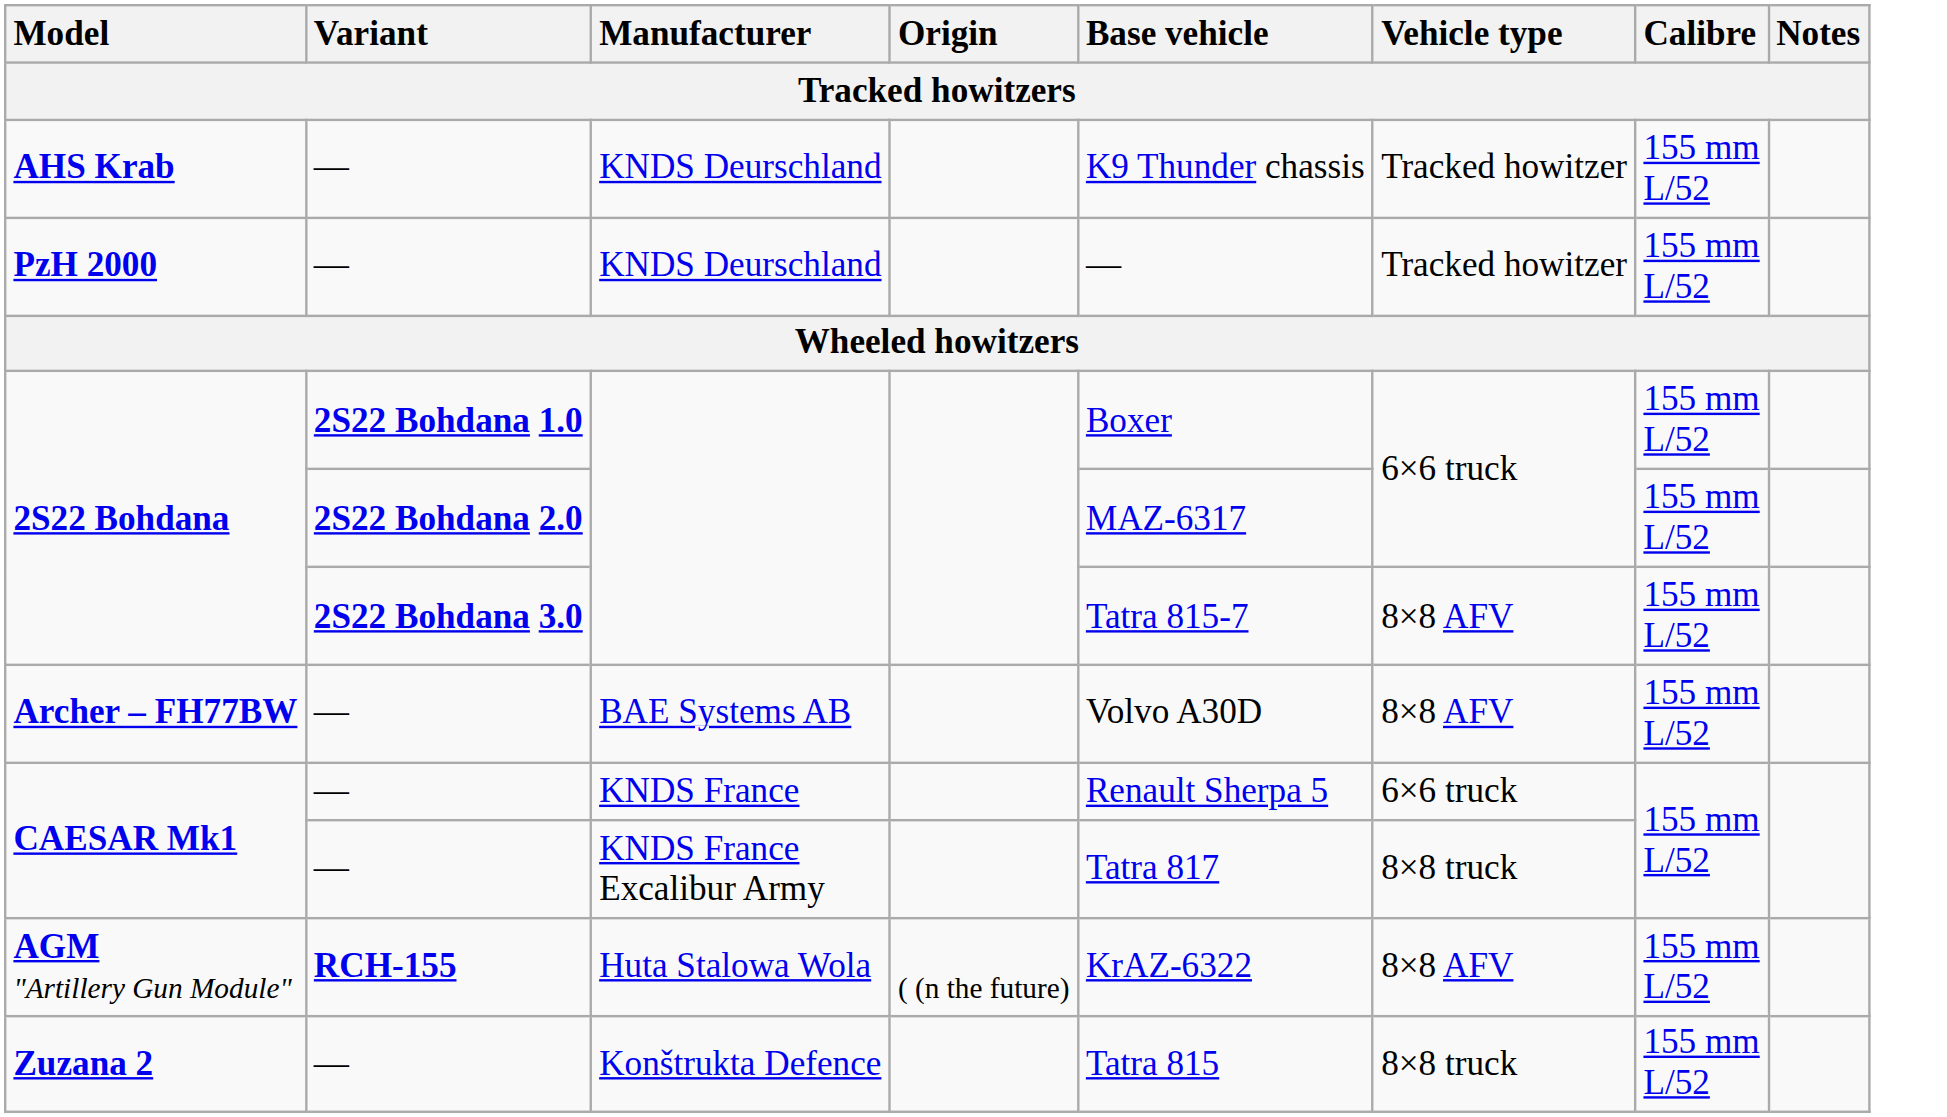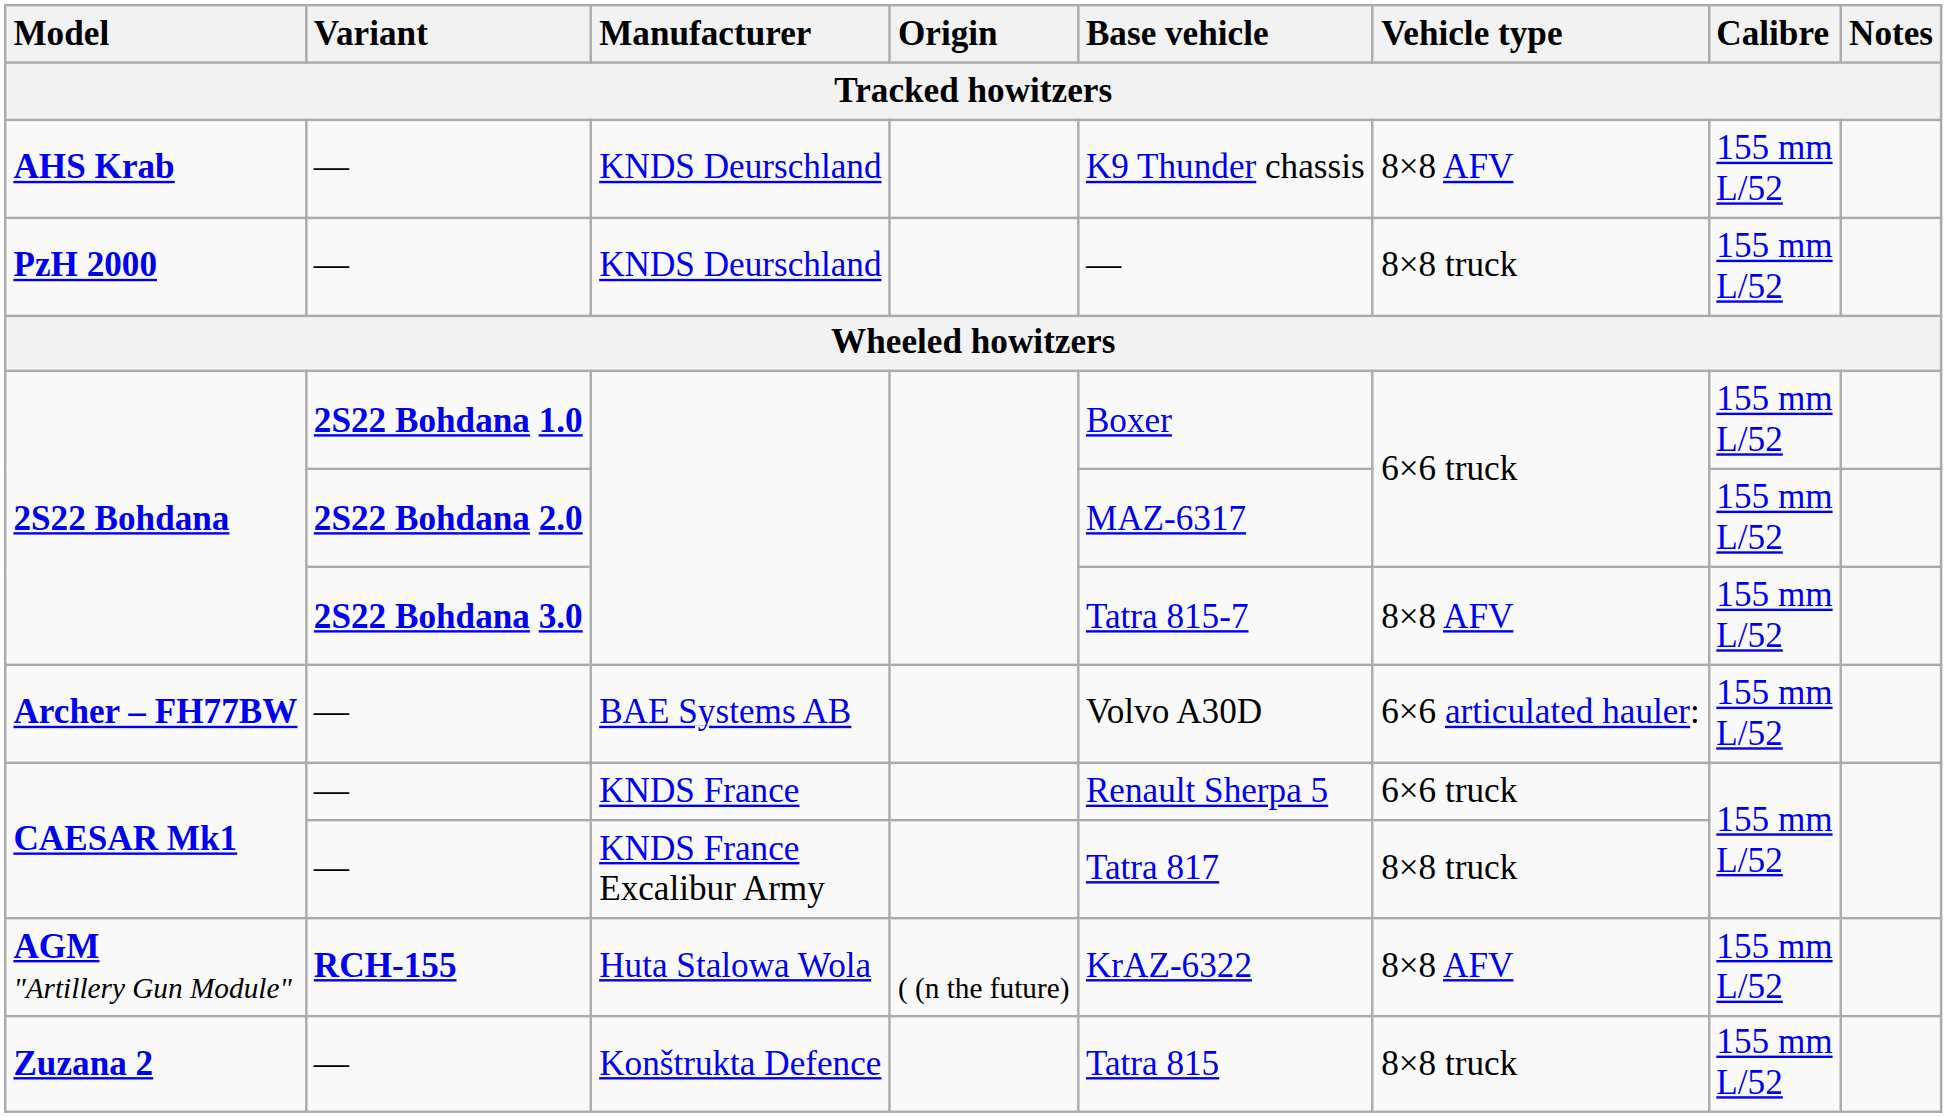(1504, 167) Tracked howitzer -> (1447, 167) 8×8 AFV
(1504, 264) Tracked howitzer -> (1449, 264) 8×8 truck
(1447, 712) 8×8 AFV -> (1541, 712) 6×6 articulated hauler:
